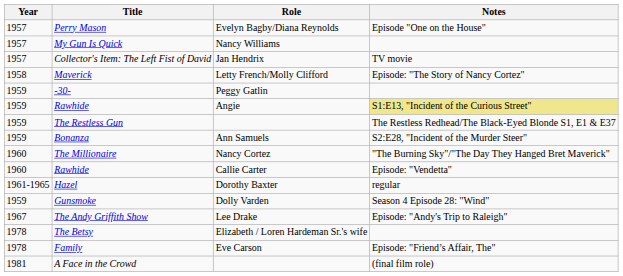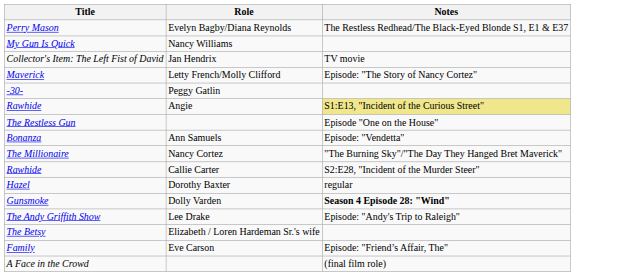- column: (28, 12)
(429, 28) Episode "One on the House" -> (446, 28) The Restless Redhead/The Black-Eyed Blonde S1, E1 & E37
(494, 122) The Restless Redhead/The Black-Eyed Blonde S1, E1 & E37 -> (381, 122) Episode "One on the House"
(450, 138) S2:E28, "Incident of the Murder Steer" -> (364, 138) Episode: "Vendetta"
(412, 169) Episode: "Vendetta" -> (402, 169) S2:E28, "Incident of the Murder Steer"
(431, 201) normal -> (387, 201) bold
